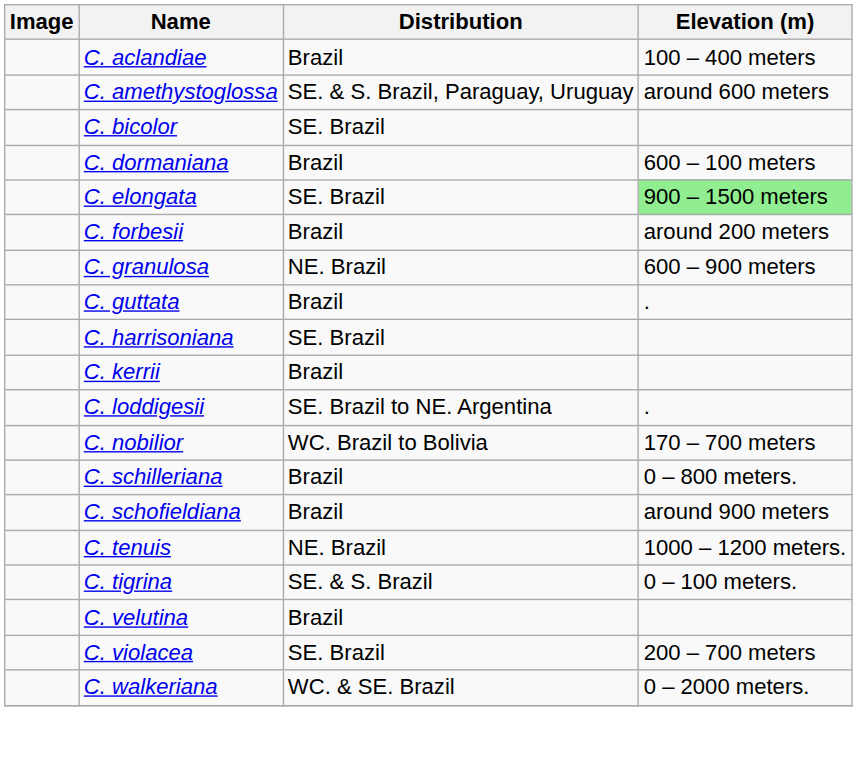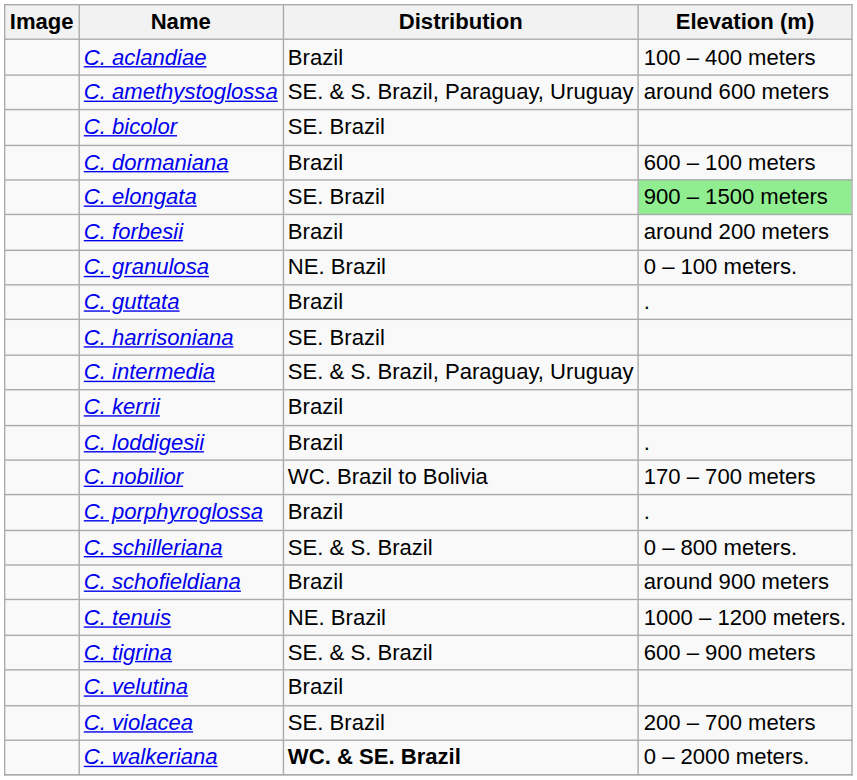(730, 267) 600 – 900 meters -> (720, 267) 0 – 100 meters.
+ row: (149, 372)
(420, 407) SE. Brazil to NE. Argentina -> (315, 442) Brazil
+ row: (173, 512)
(315, 477) Brazil -> (360, 547) SE. & S. Brazil
(720, 582) 0 – 100 meters. -> (730, 652) 600 – 900 meters
(371, 687) normal -> (374, 757) bold
